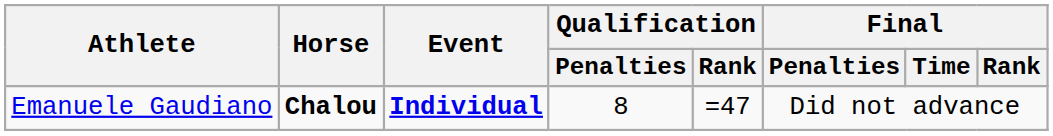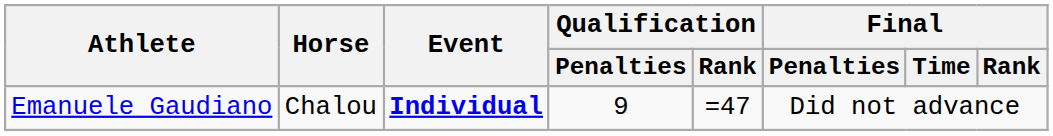(331, 108) bold -> (331, 108) normal
(621, 108) 8 -> (621, 108) 9
